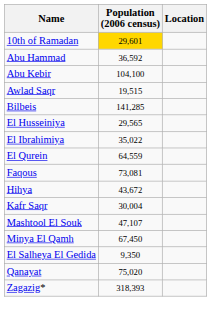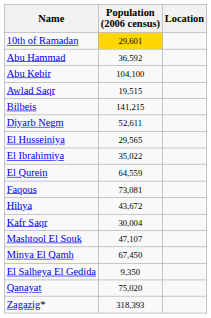(130, 107) 141,285 -> (130, 107) 141,215
+ row: (35, 123)
